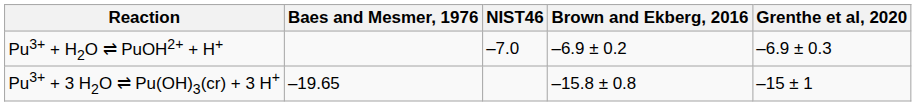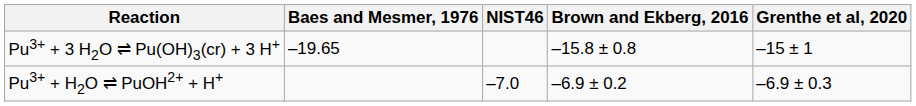rows swapped: (116, 49) <-> (144, 84)
